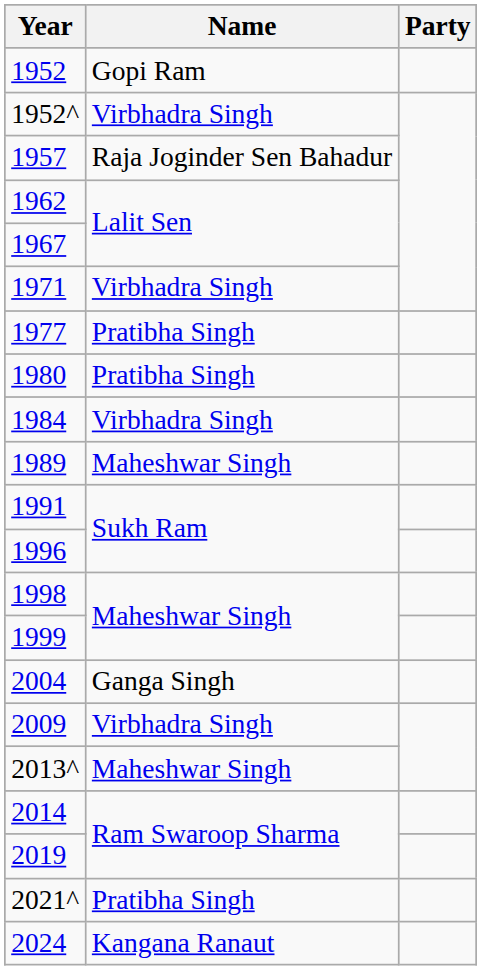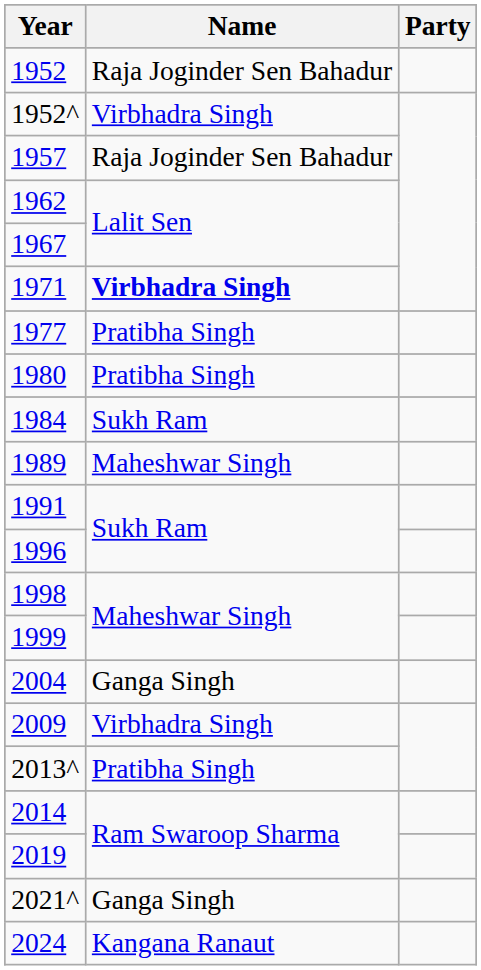(149, 69) Gopi Ram -> (242, 69) Raja Joginder Sen Bahadur
(182, 288) normal -> (191, 288) bold
(182, 419) Virbhadra Singh -> (150, 419) Sukh Ram
(192, 768) Maheshwar Singh -> (173, 768) Pratibha Singh
(173, 899) Pratibha Singh -> (163, 899) Ganga Singh
